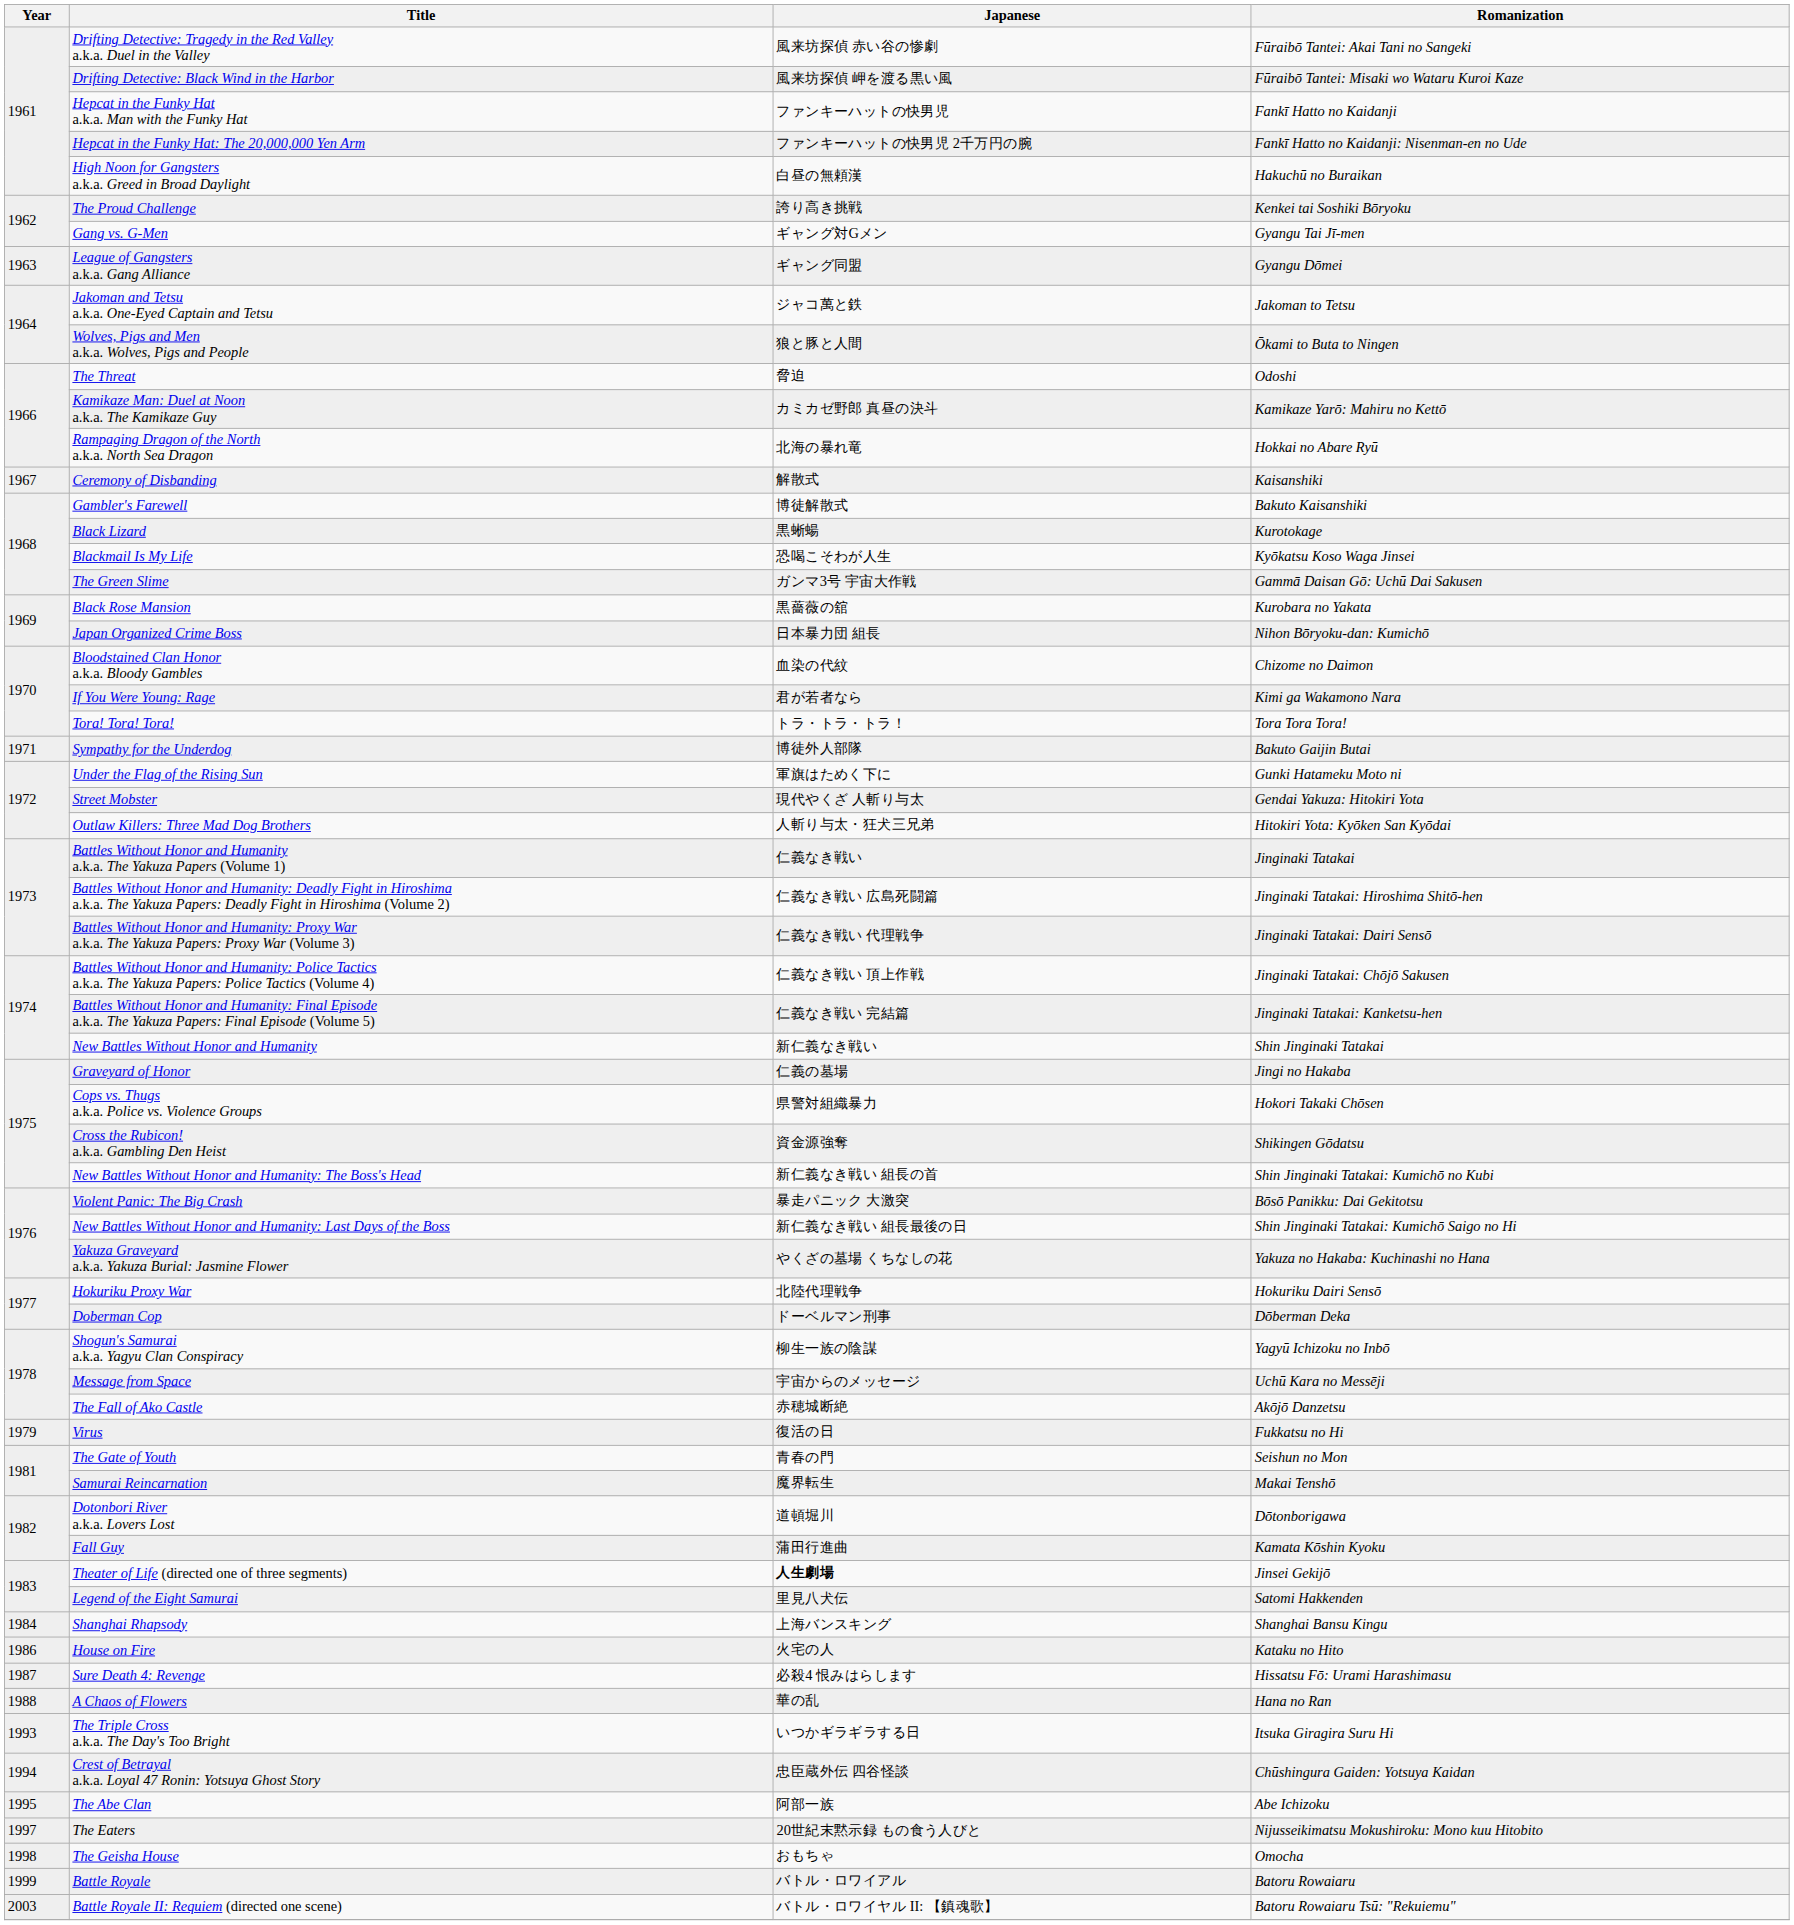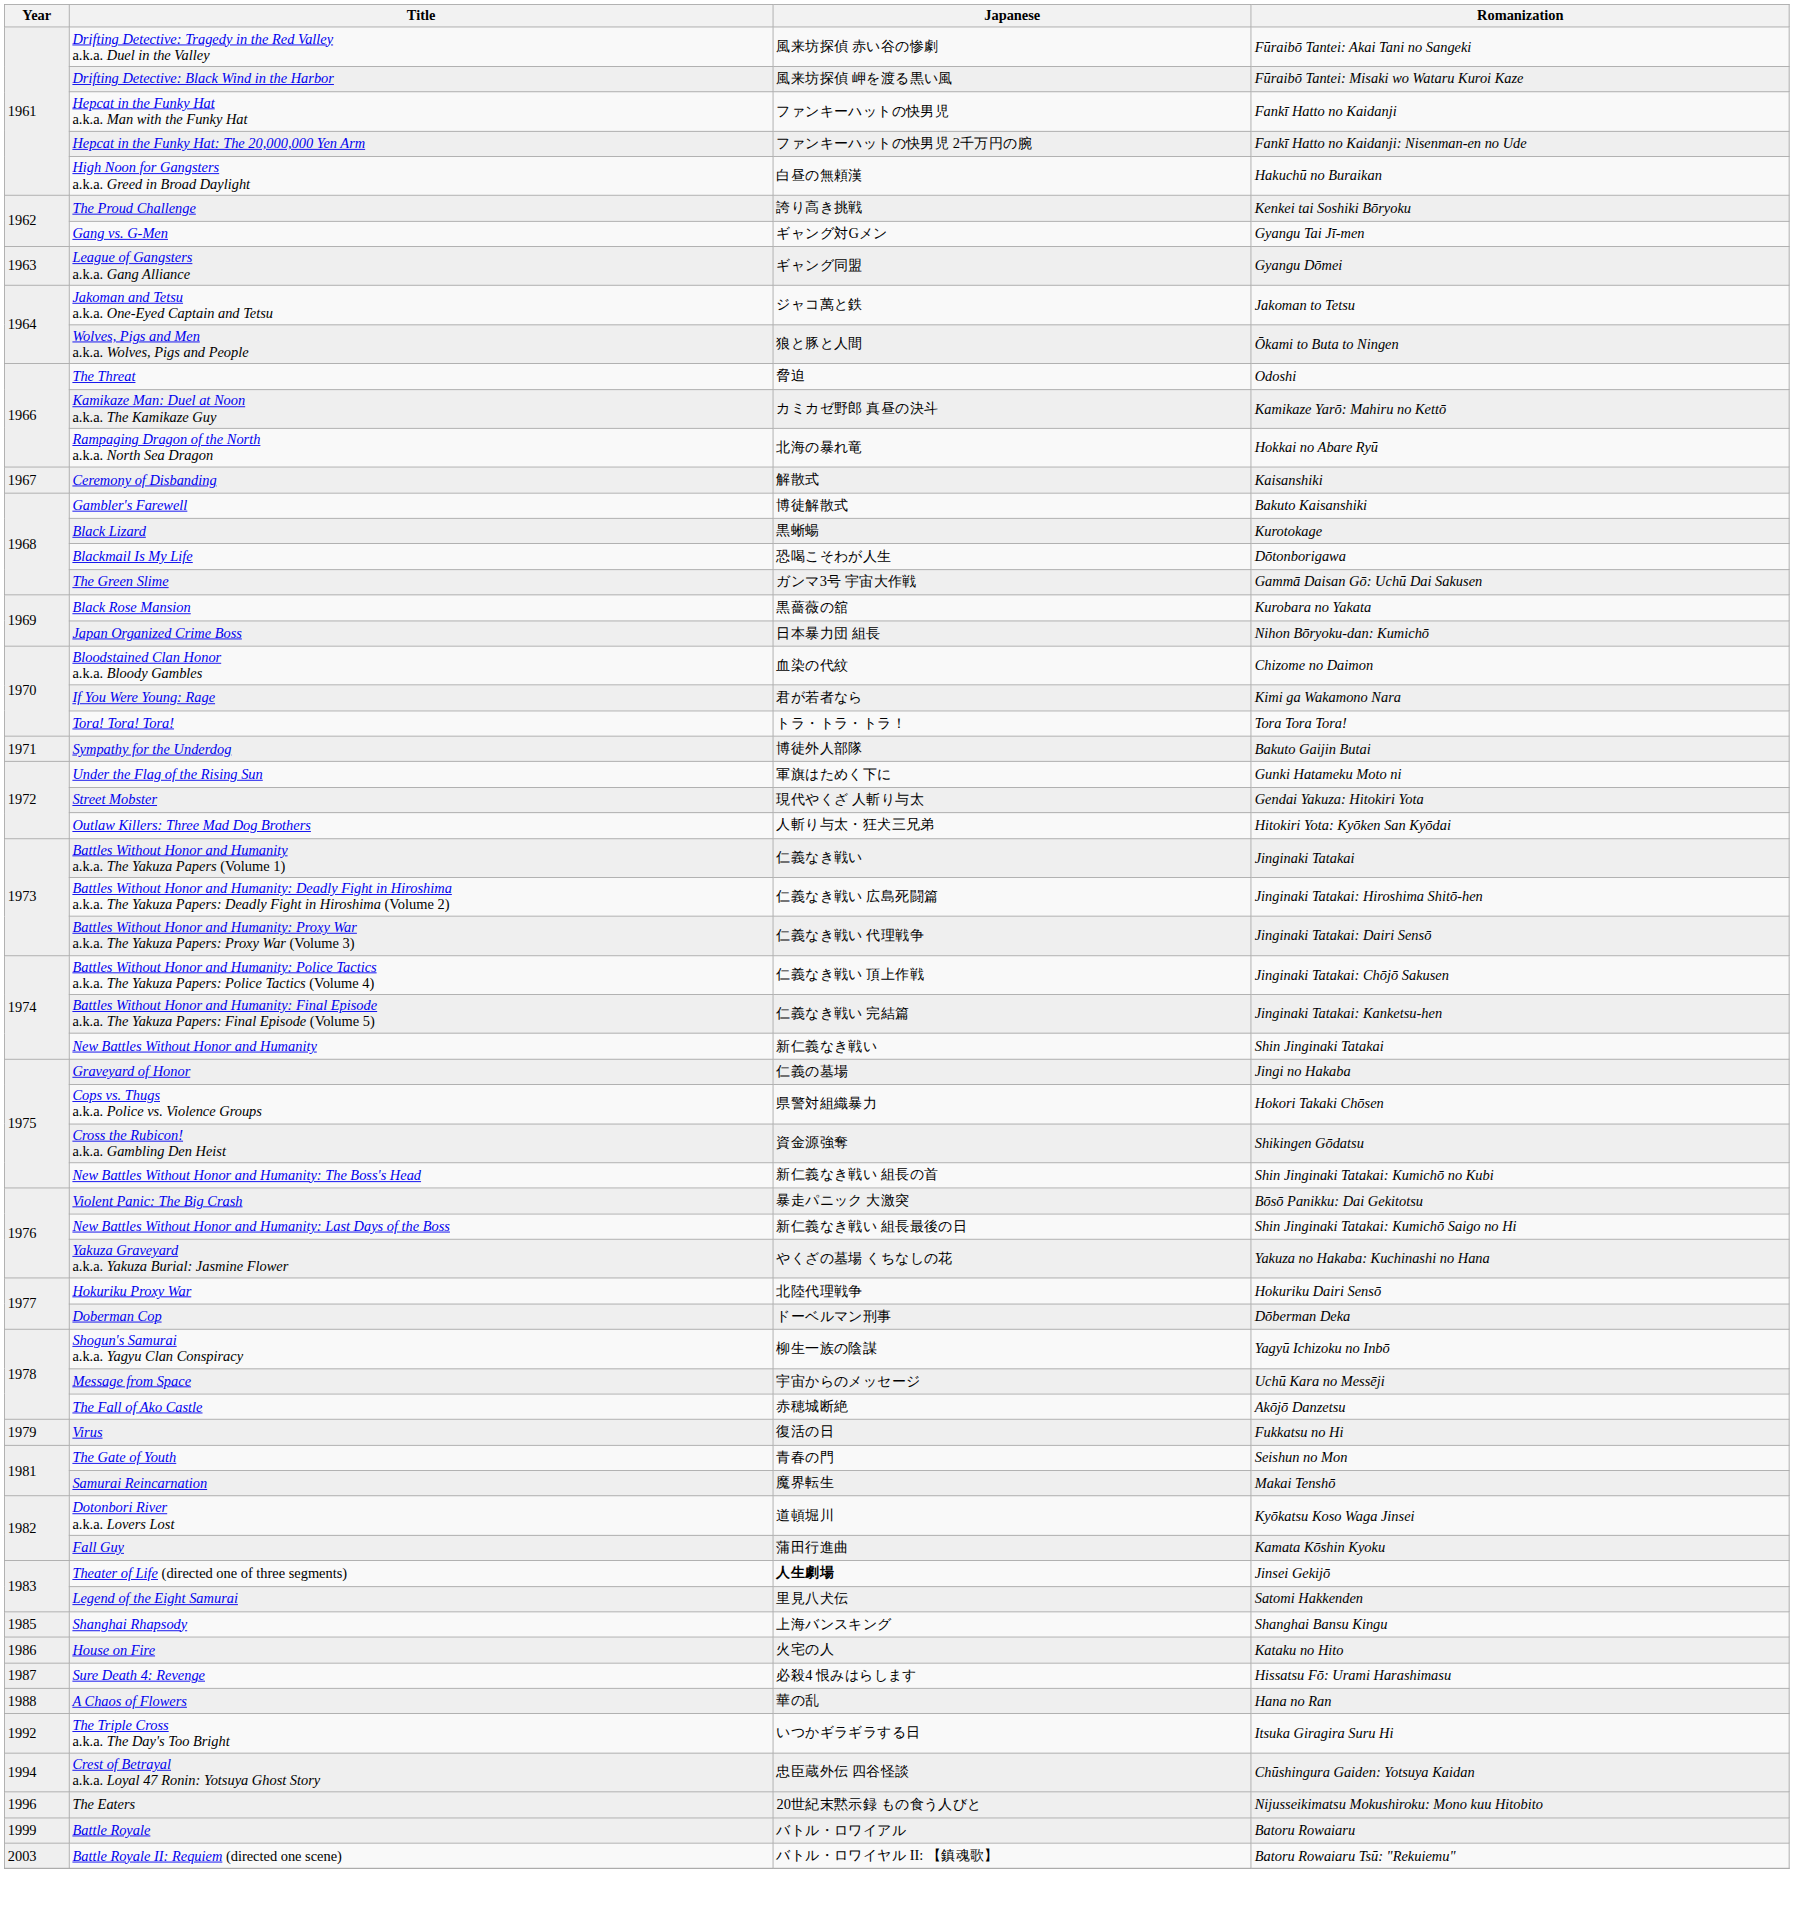(1335, 556) Kyōkatsu Koso Waga Jinsei -> (1300, 556) Dōtonborigawa
(1300, 1515) Dōtonborigawa -> (1335, 1515) Kyōkatsu Koso Waga Jinsei
(22, 1624) 1984 -> (22, 1624) 1985
(22, 1733) 1993 -> (22, 1733) 1992
- row: (112, 1804)
(22, 1830) 1997 -> (22, 1804) 1996
- row: (126, 1855)
